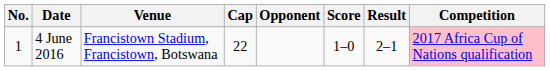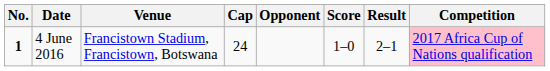(18, 46) normal -> (18, 46) bold
(240, 46) 22 -> (240, 46) 24
